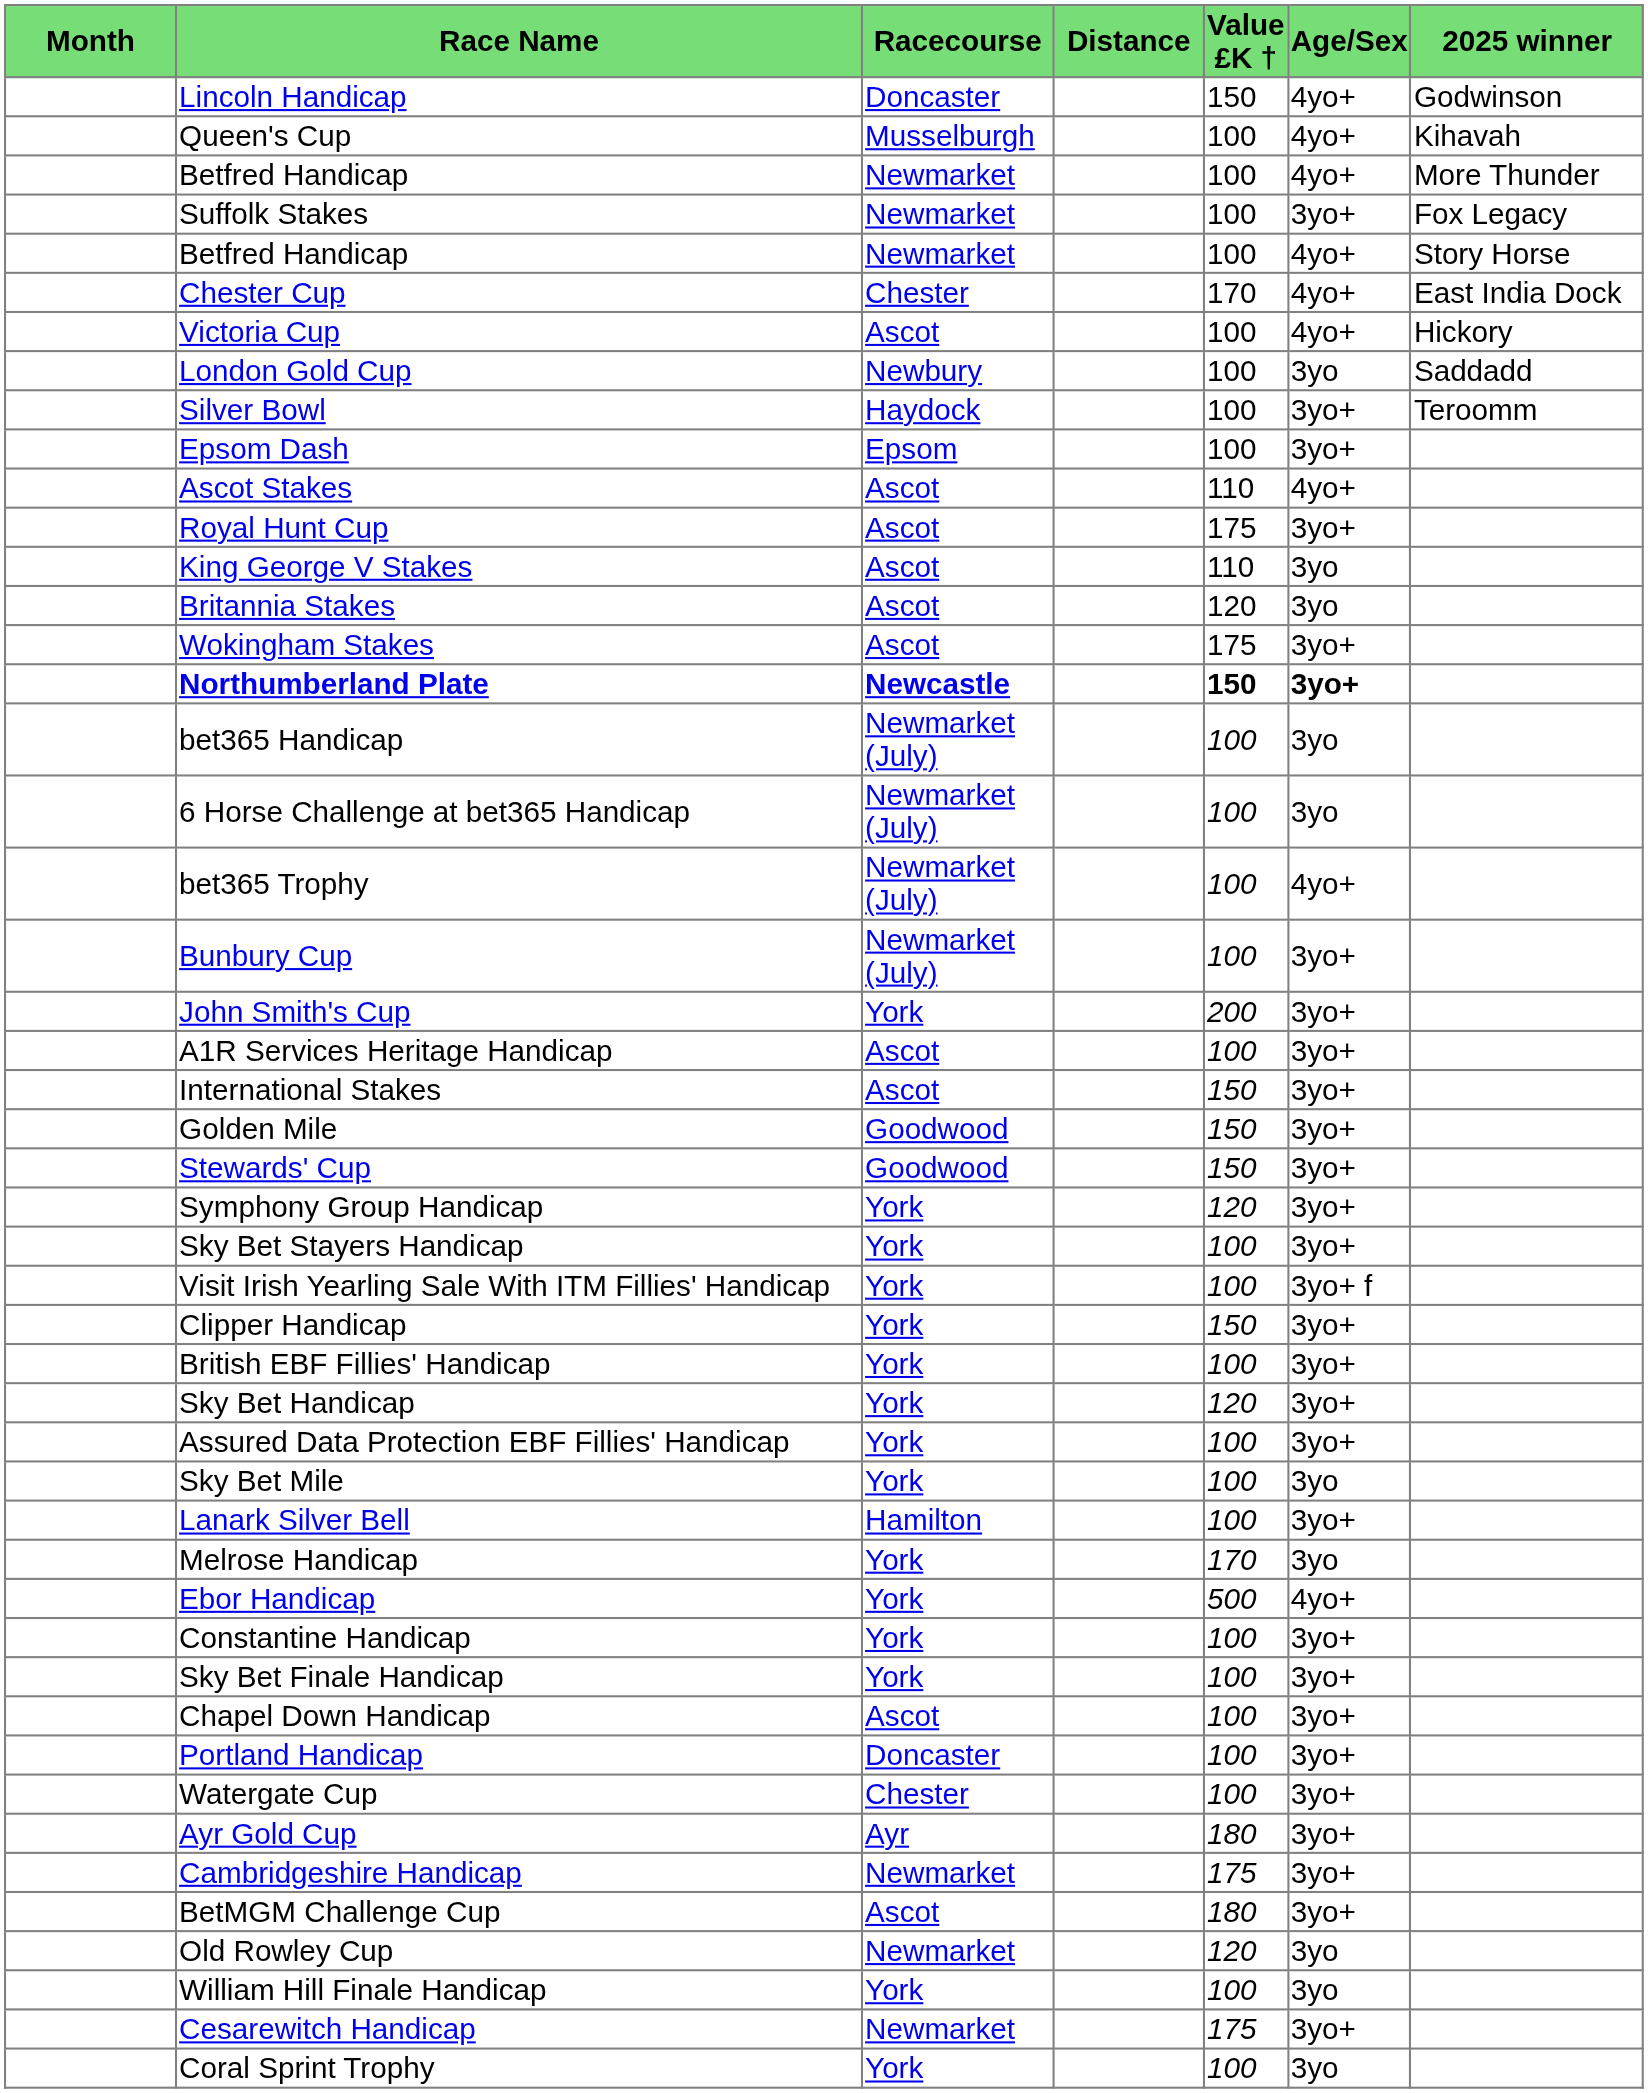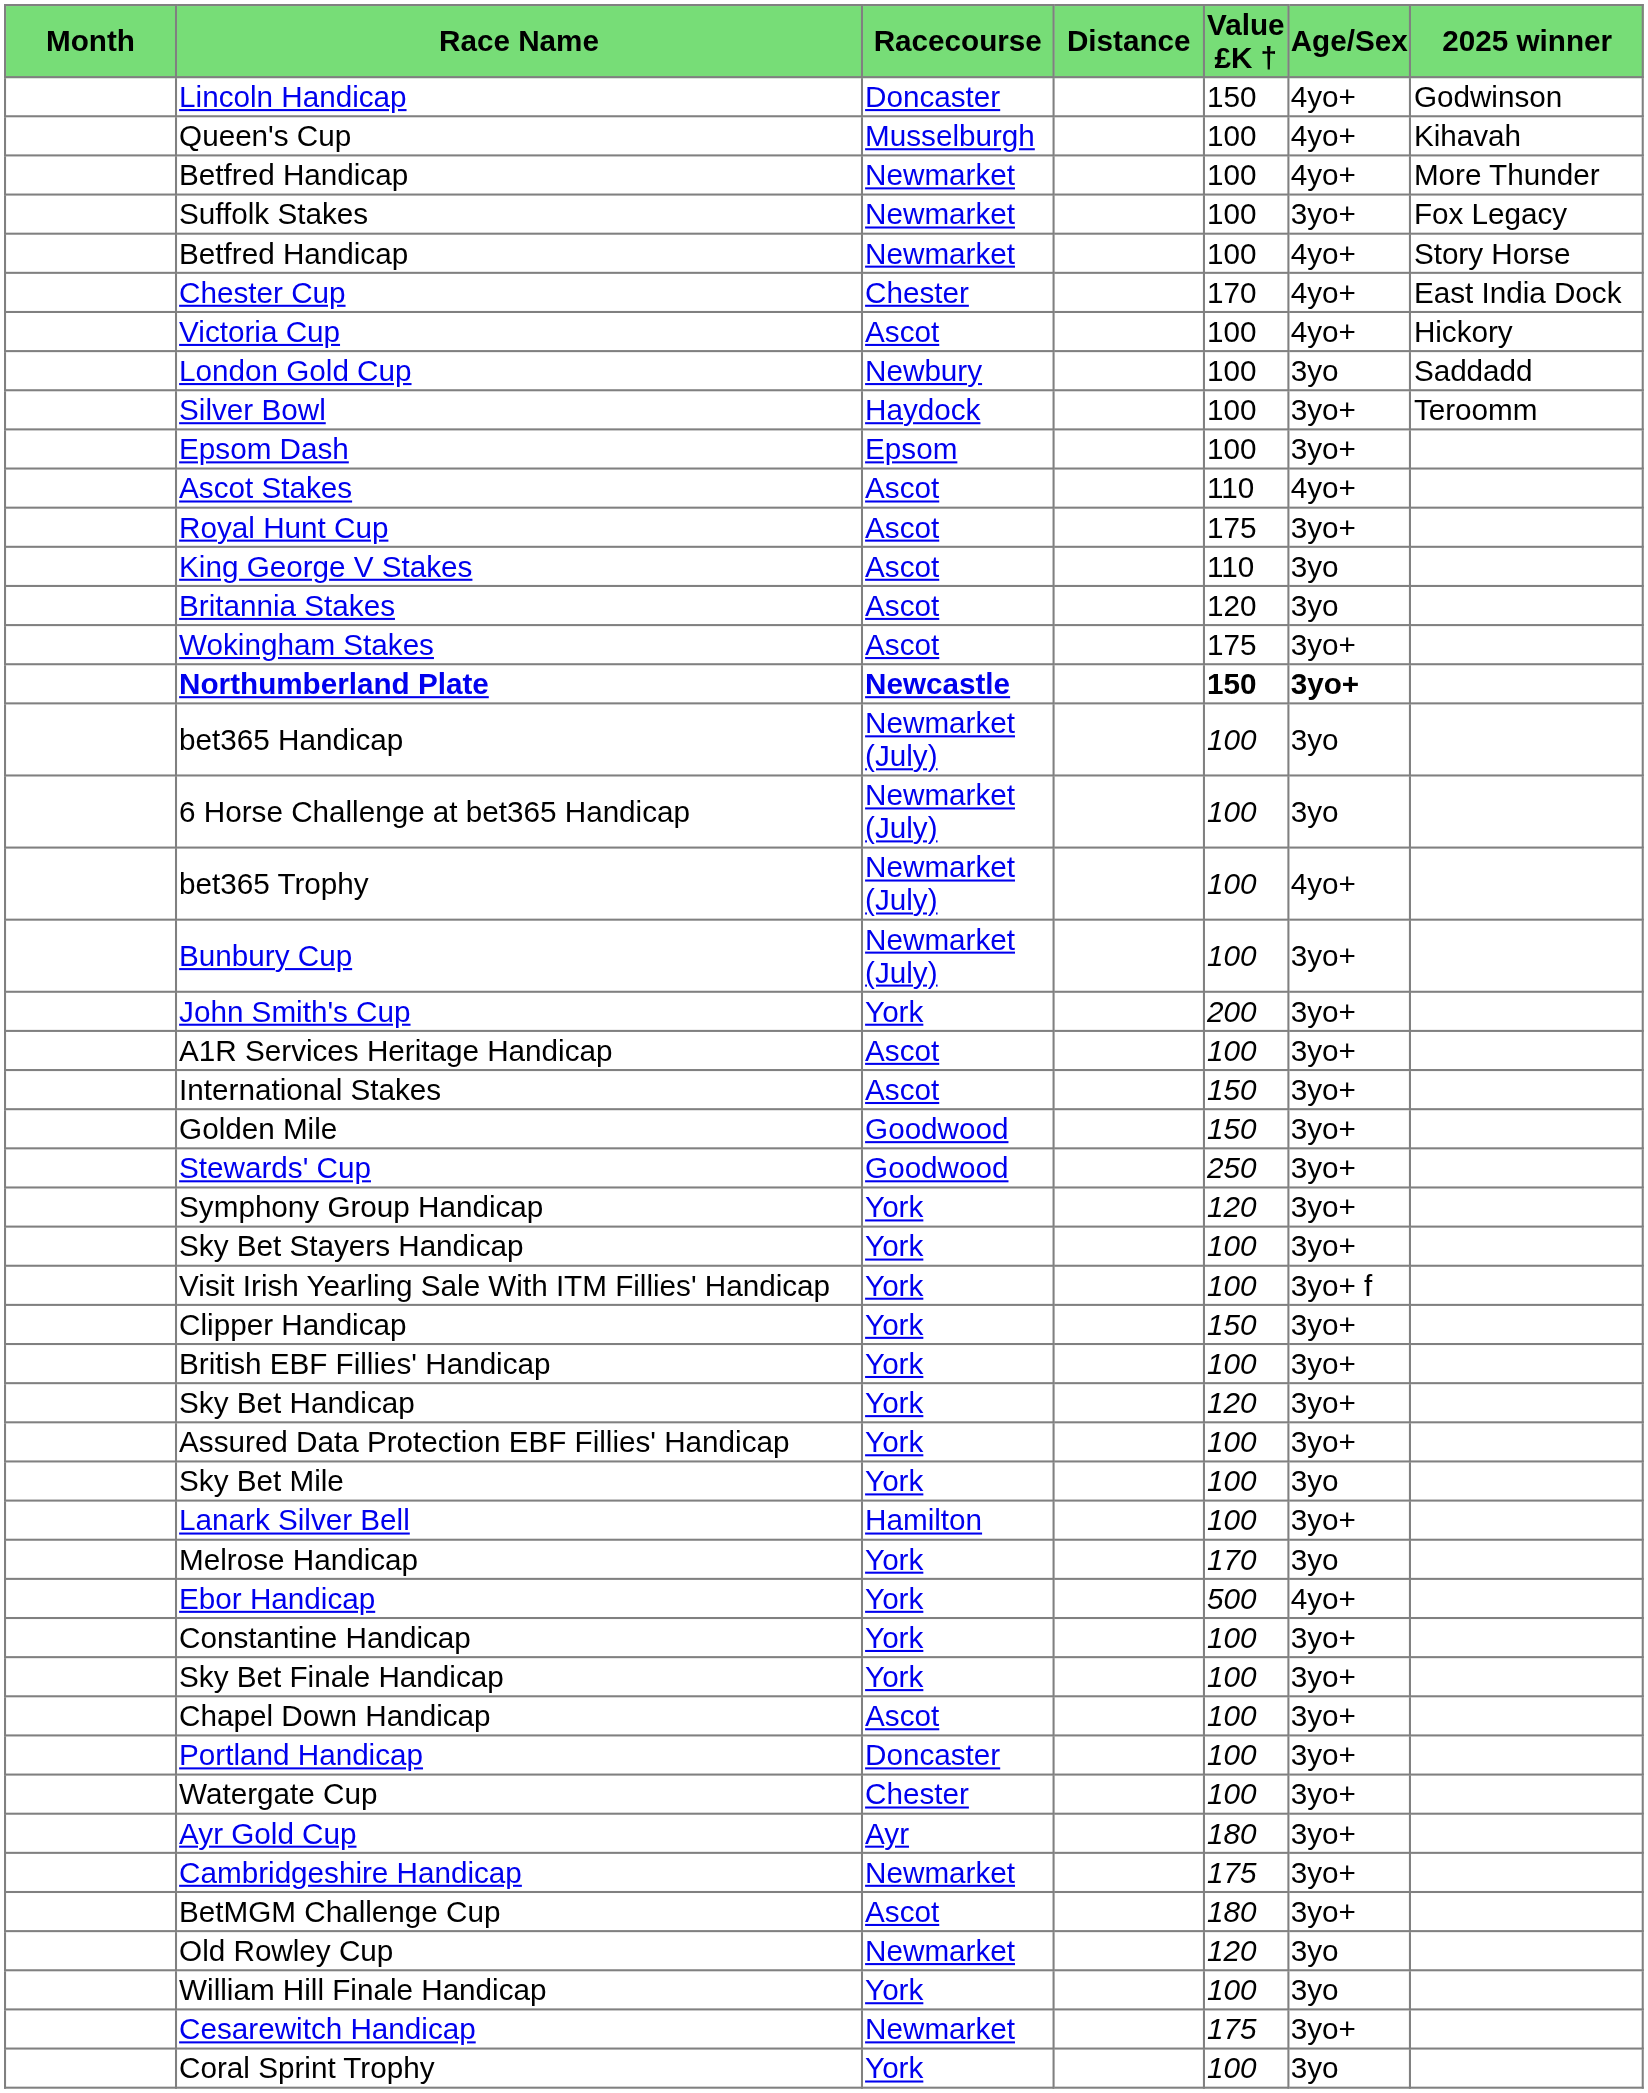(1232, 1168) 150 -> (1232, 1168) 250
